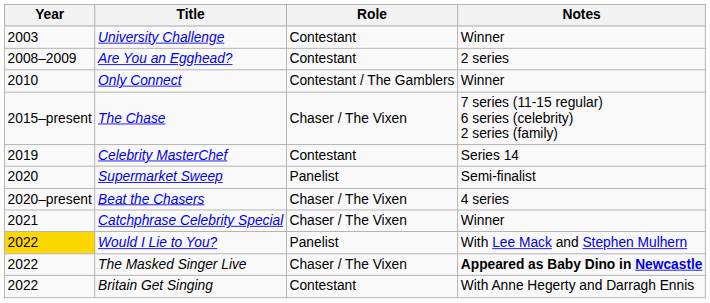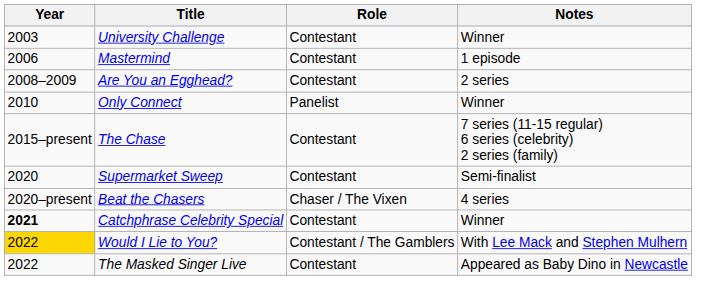+ row: (134, 59)
(372, 80) Contestant / The Gamblers -> (314, 102) Panelist
(348, 118) Chaser / The Vixen -> (323, 140) Contestant
- row: (163, 155)
(314, 177) Panelist -> (323, 177) Contestant
(23, 220) normal -> (23, 220) bold
(348, 220) Chaser / The Vixen -> (323, 220) Contestant
(314, 242) Panelist -> (372, 242) Contestant / The Gamblers
(348, 264) Chaser / The Vixen -> (323, 264) Contestant
(582, 264) bold -> (574, 264) normal
- row: (155, 286)
